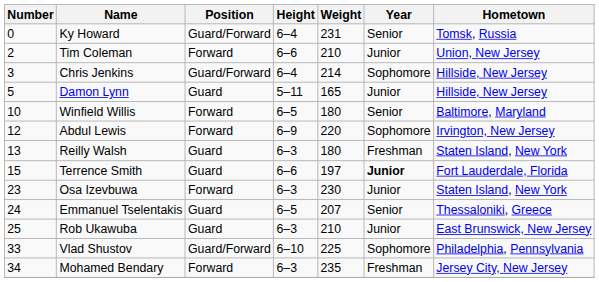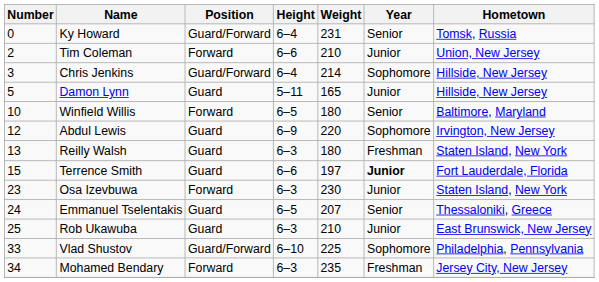(211, 131) Forward -> (205, 131) Guard
